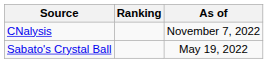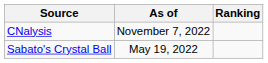columns swapped: (139, 13) <-> (213, 13)
